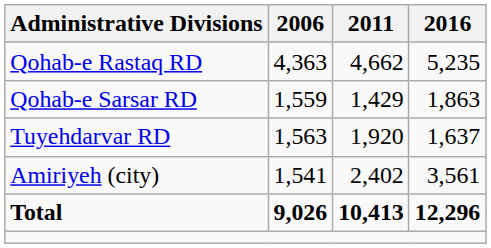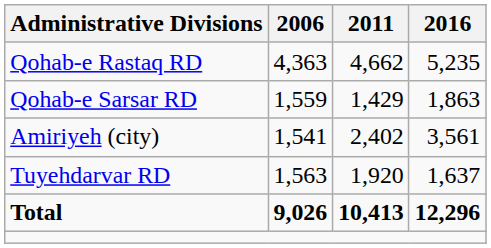rows swapped: (90, 136) <-> (85, 174)
